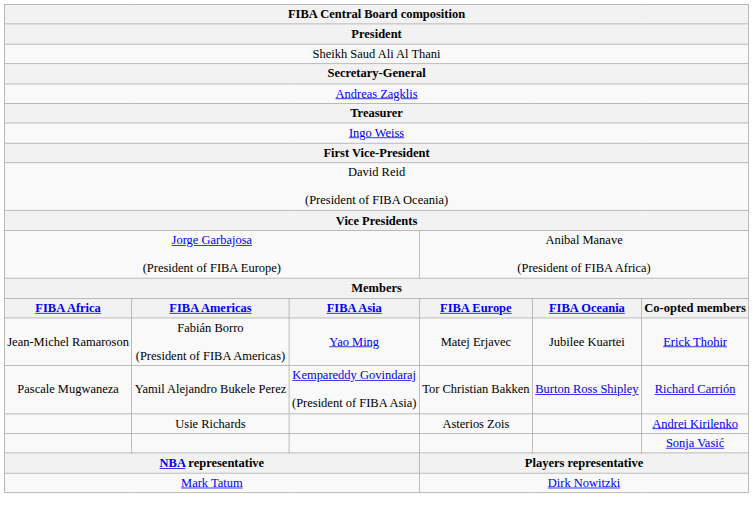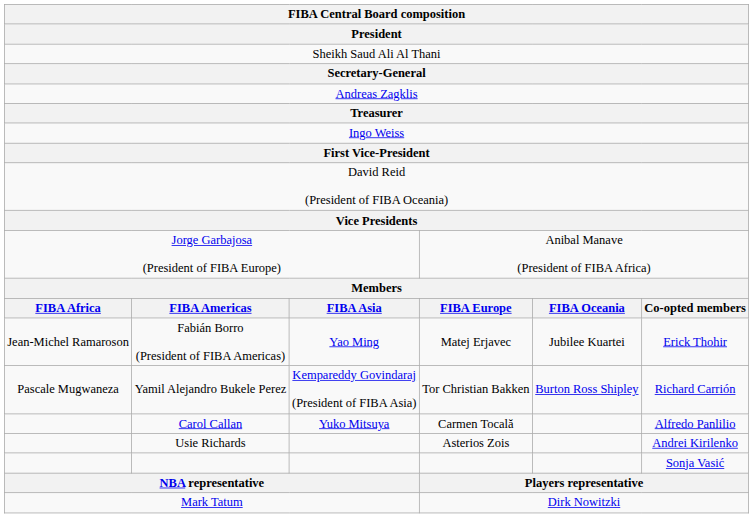+ row: (210, 423)
